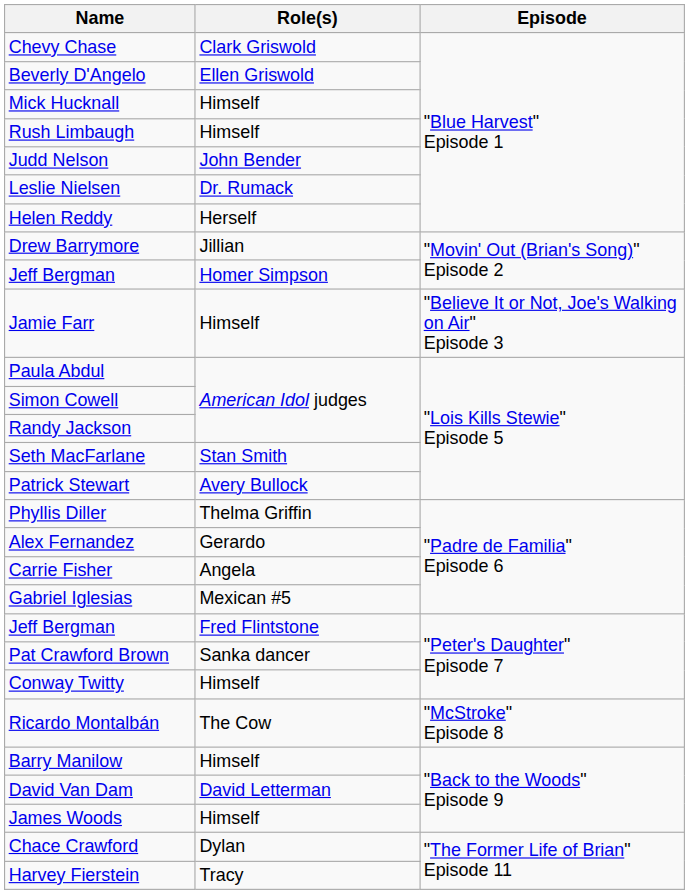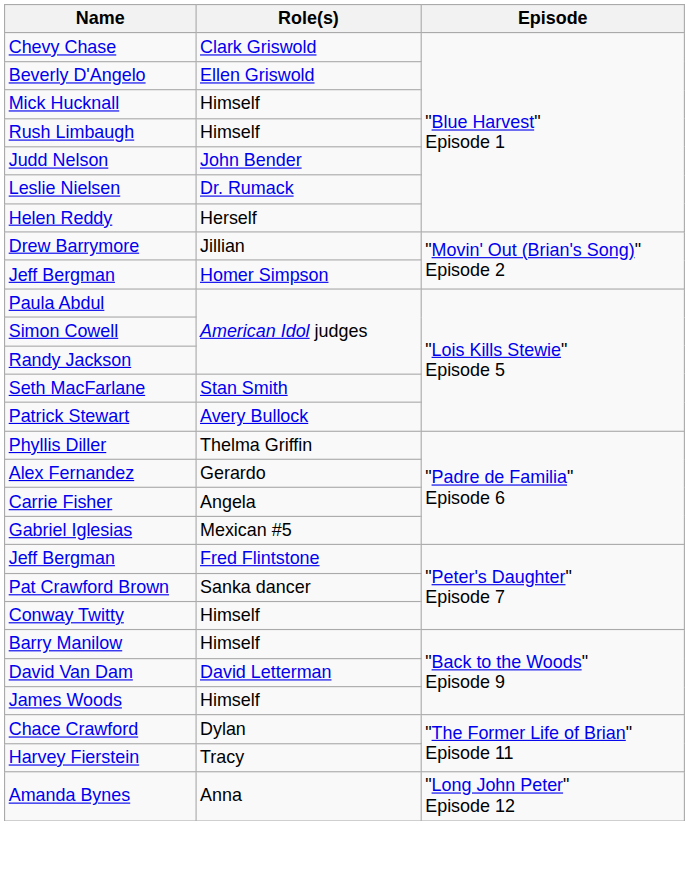- row: (52, 323)
- row: (84, 722)
+ row: (69, 796)
